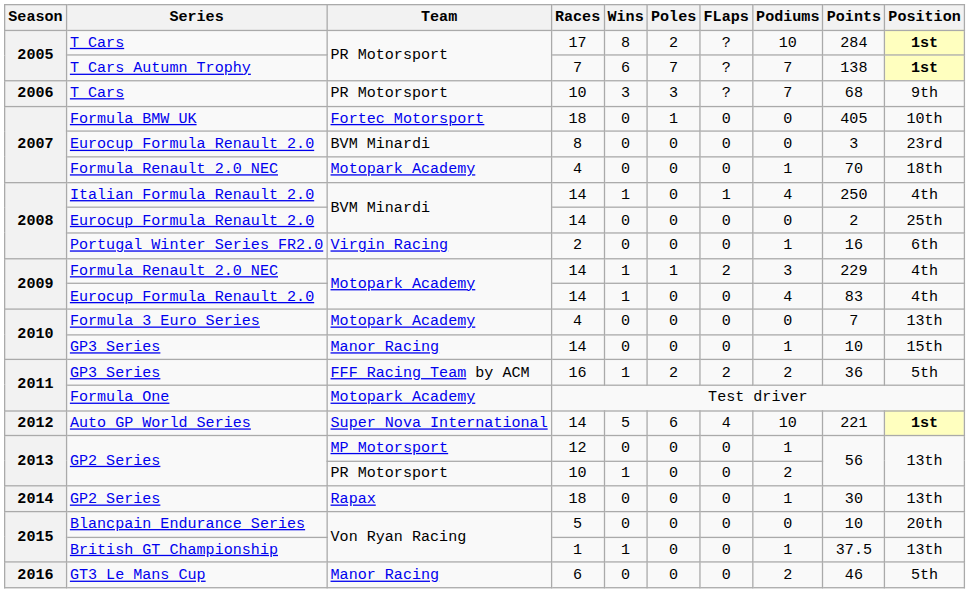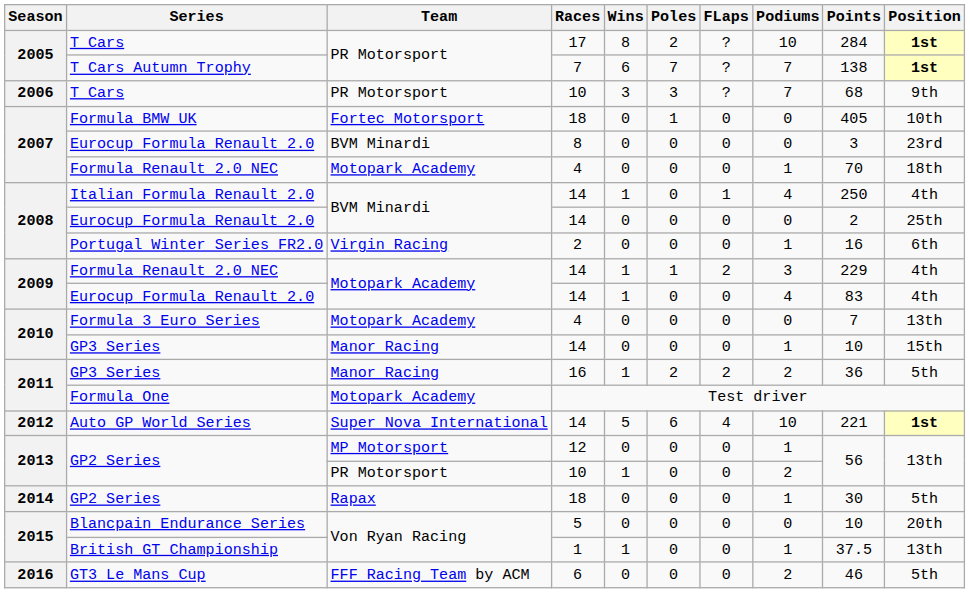(430, 372) FFF Racing Team by ACM -> (385, 372) Manor Racing
(925, 499) 13th -> (925, 499) 5th
(385, 575) Manor Racing -> (430, 575) FFF Racing Team by ACM
